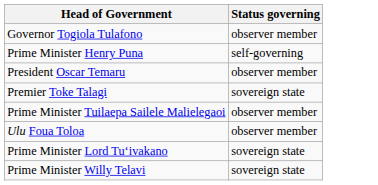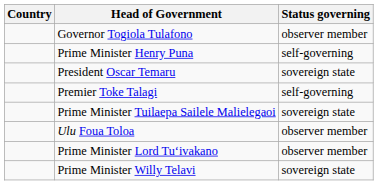+ column: (29, 14)
(274, 72) observer member -> (318, 72) sovereign state
(268, 92) sovereign state -> (317, 92) self-governing
(274, 111) observer member -> (318, 111) sovereign state
(268, 151) sovereign state -> (324, 151) observer member
